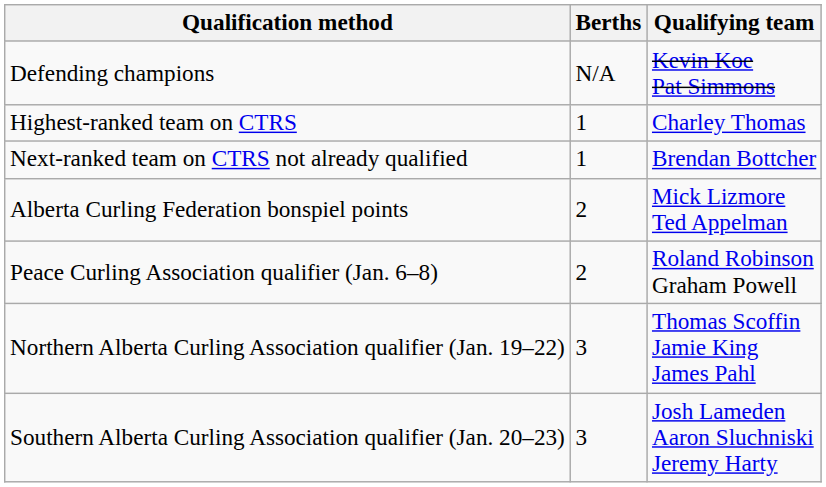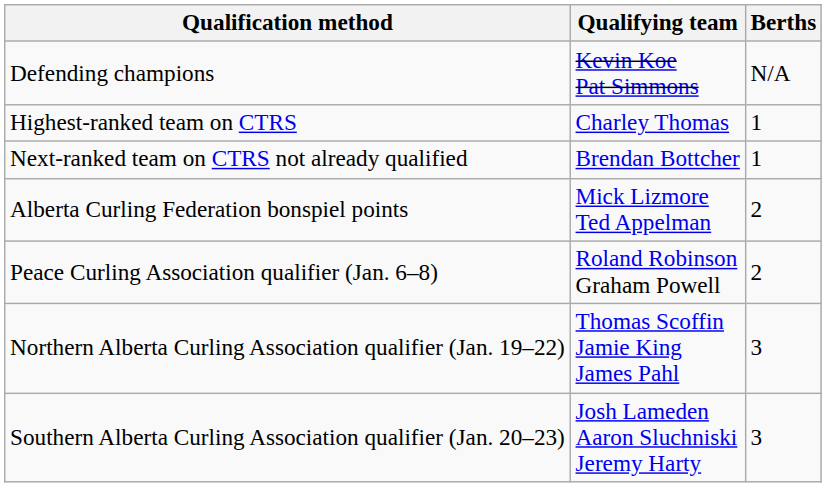columns swapped: (608, 22) <-> (734, 22)
